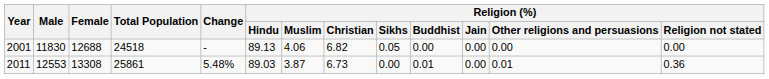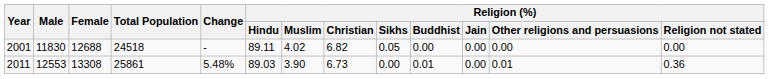(262, 47) 89.13 -> (261, 47) 89.11
(295, 47) 4.06 -> (295, 47) 4.02
(295, 64) 3.87 -> (295, 64) 3.90
